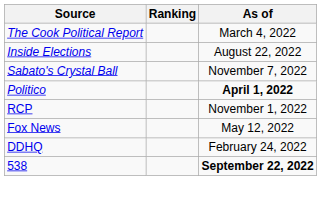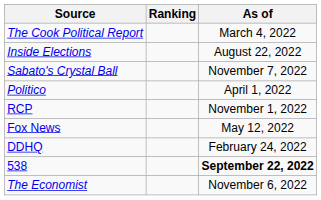(258, 90) bold -> (258, 90) normal
+ row: (47, 185)
